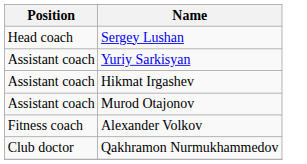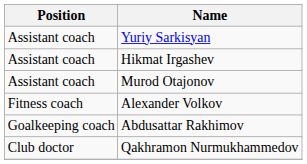- row: (142, 37)
+ row: (182, 125)
